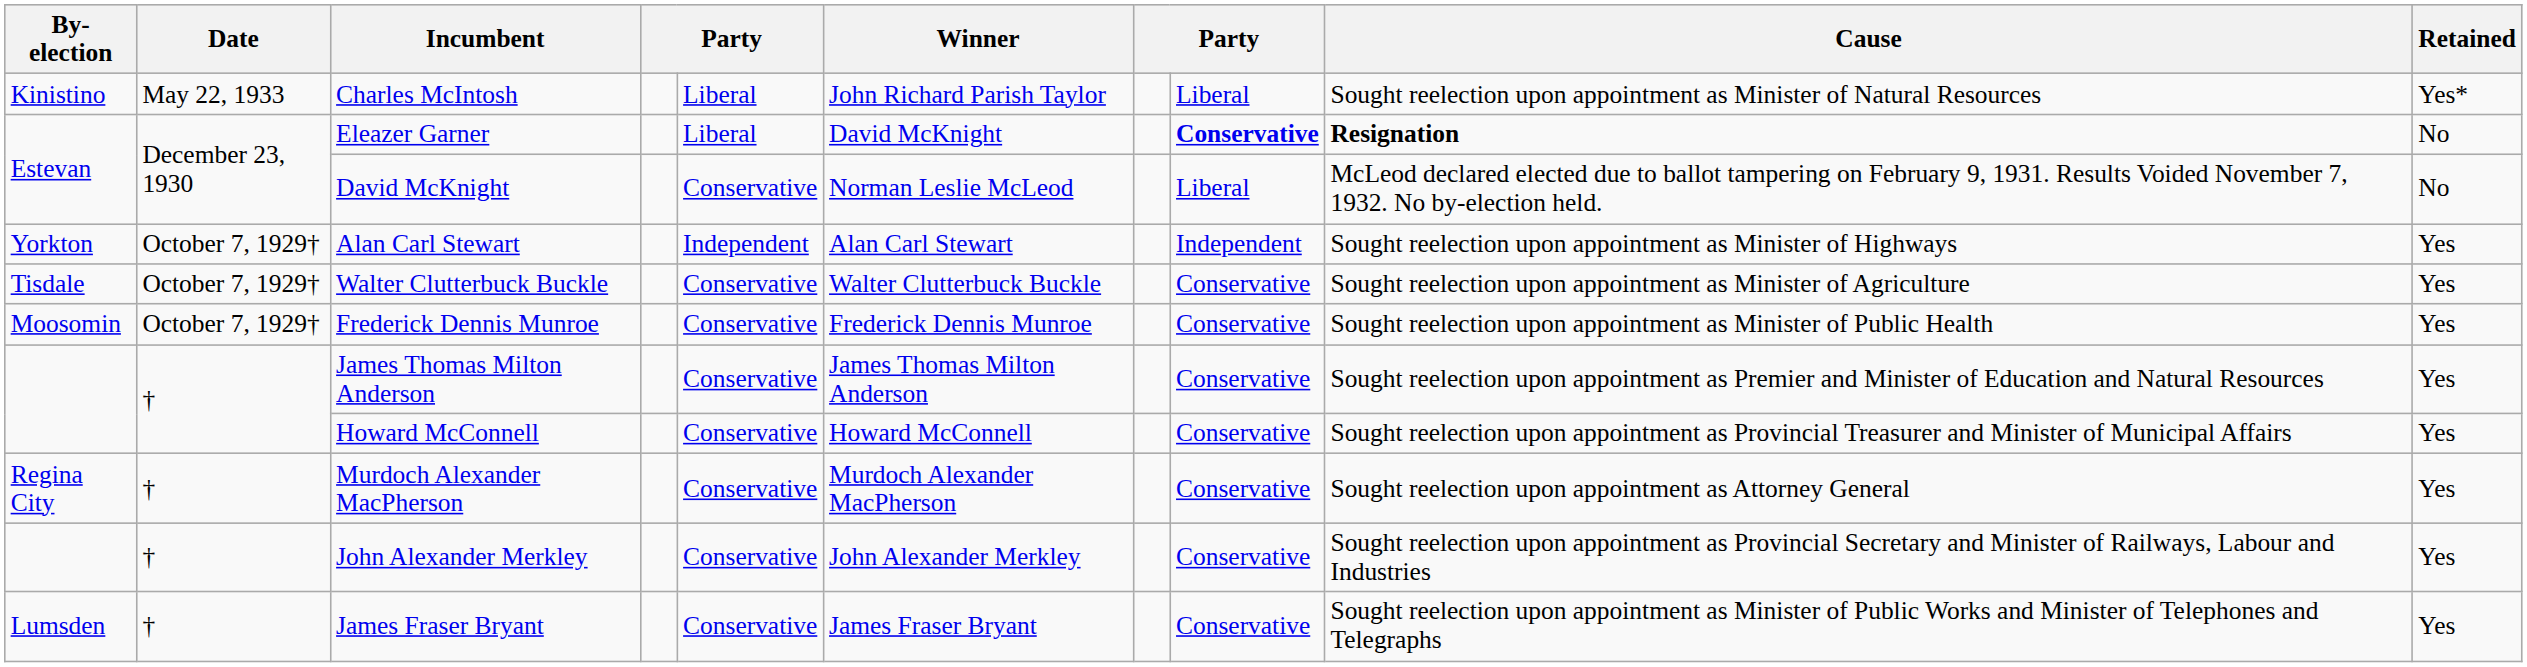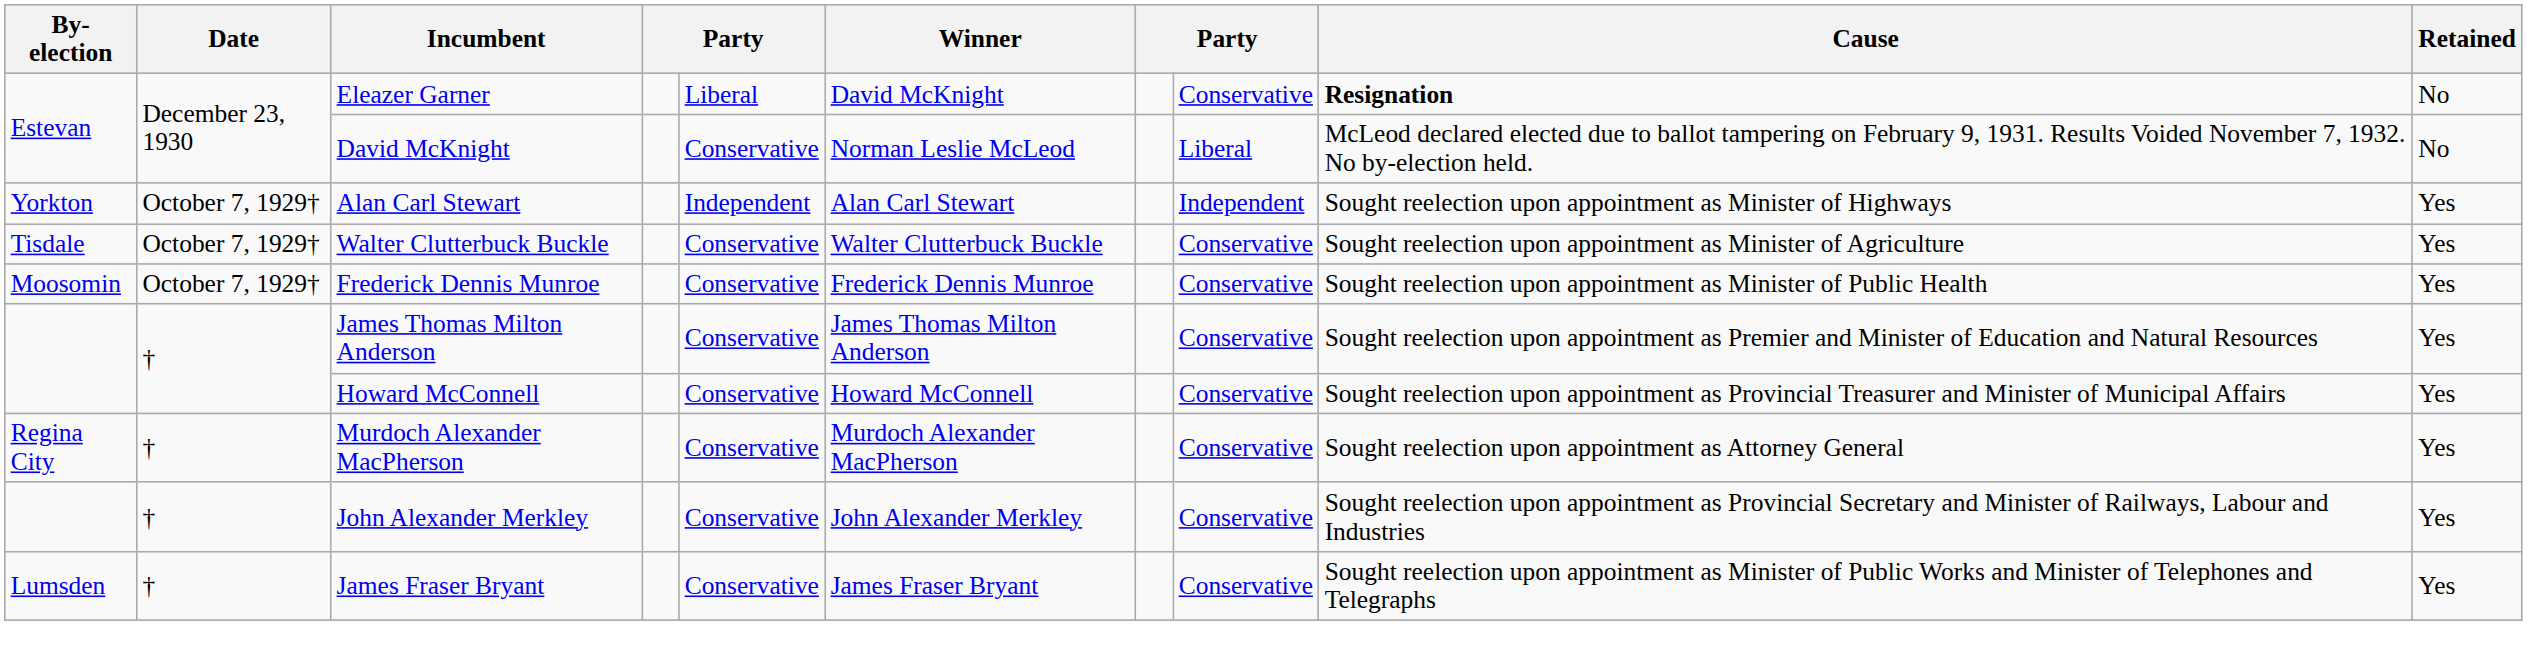- row: (427, 93)
(1247, 133) bold -> (1246, 93) normal
